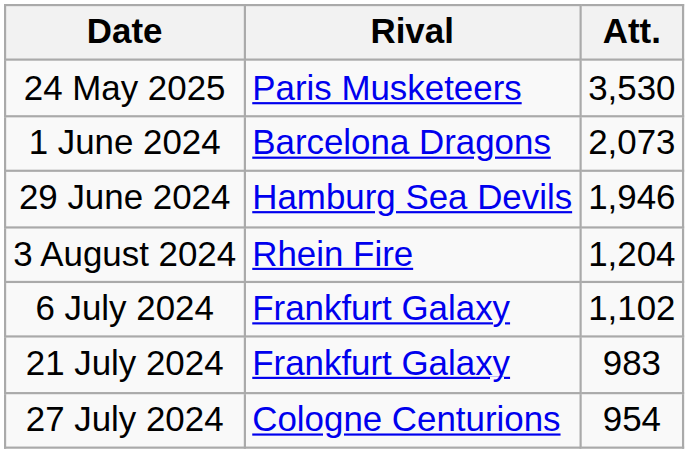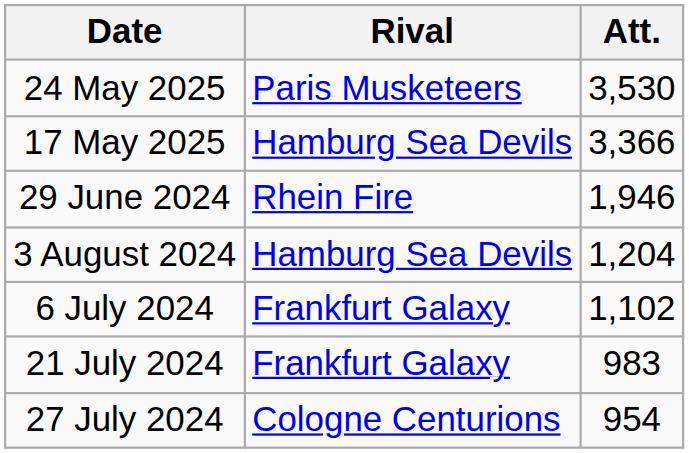+ row: (125, 142)
- row: (125, 142)
(412, 198) Hamburg Sea Devils -> (333, 198) Rhein Fire
(333, 253) Rhein Fire -> (412, 253) Hamburg Sea Devils
